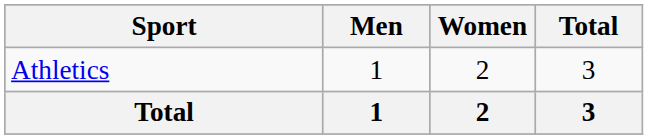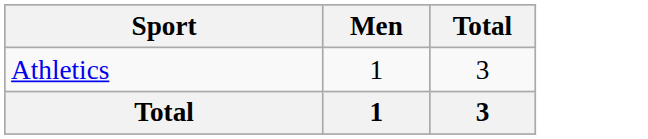- column: (482, 26)
